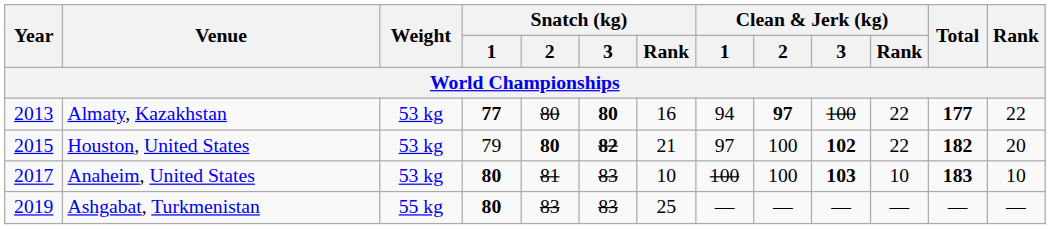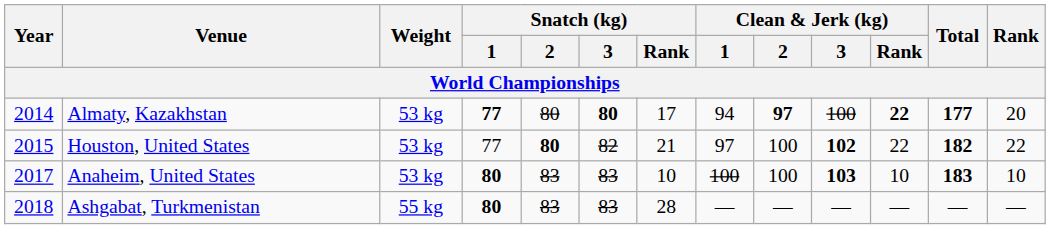(34, 113) 2013 -> (34, 113) 2014
(666, 113) 16 -> (666, 113) 17
(899, 113) normal -> (899, 113) bold
(1016, 113) 22 -> (1016, 113) 20
(491, 144) 79 -> (491, 144) 77
(608, 144) bold -> (608, 144) normal
(1016, 144) 20 -> (1016, 144) 22
(550, 176) 81 -> (550, 176) 83
(34, 207) 2019 -> (34, 207) 2018
(666, 207) 25 -> (666, 207) 28
